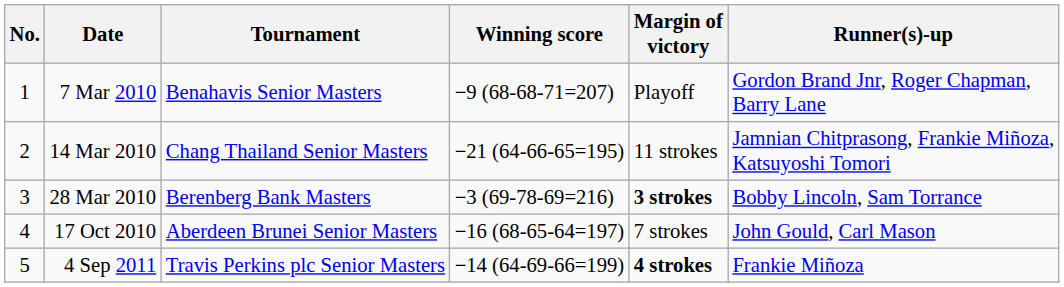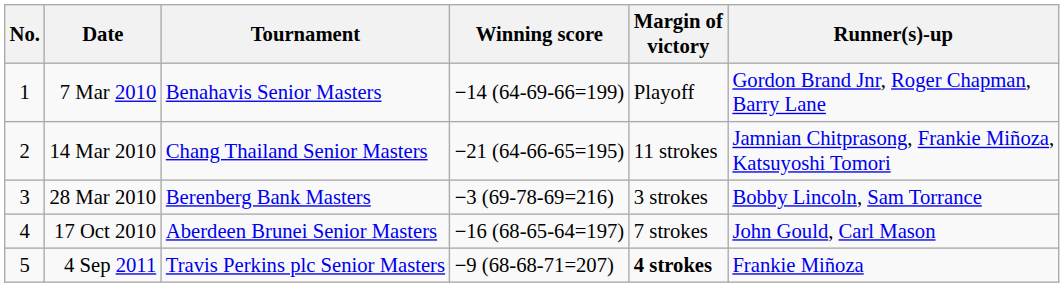(534, 92) −9 (68-68-71=207) -> (539, 92) −14 (64-69-66=199)
(673, 197) bold -> (671, 197) normal
(539, 265) −14 (64-69-66=199) -> (534, 265) −9 (68-68-71=207)
